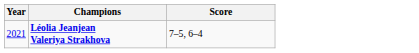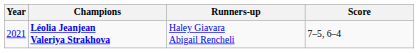+ column: (236, 12)
